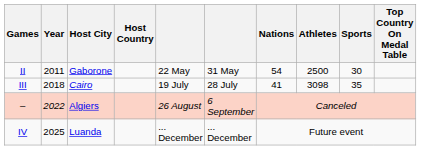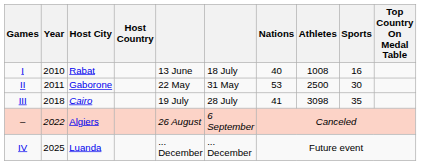+ row: (23, 70)
(276, 70) 54 -> (276, 86) 53
